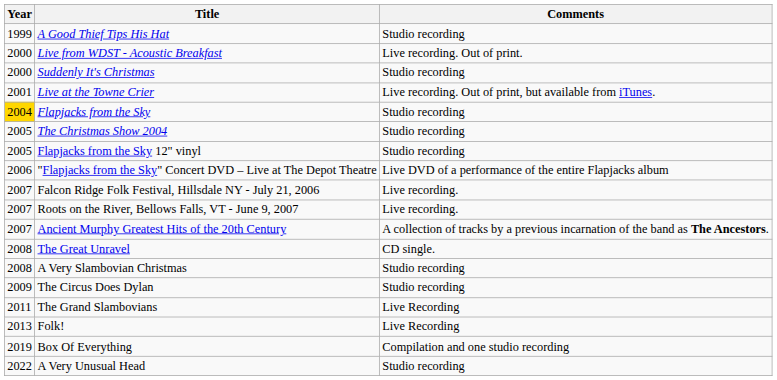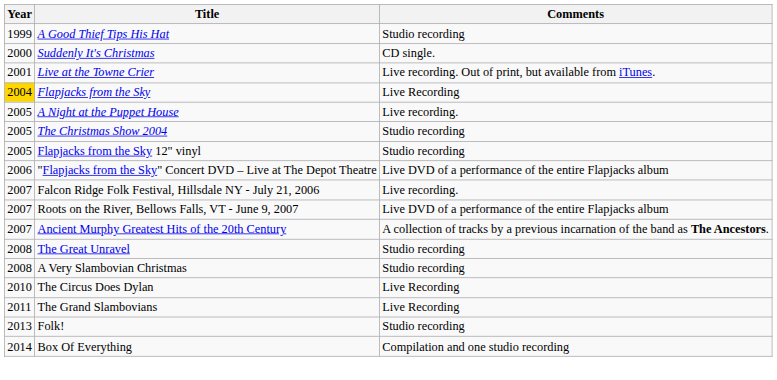- row: (130, 53)
(424, 72) Studio recording -> (409, 53) CD single.
(424, 111) Studio recording -> (421, 92) Live Recording
+ row: (108, 111)
(420, 209) Live recording. -> (525, 209) Live DVD of a performance of the entire Flapjacks album
(409, 248) CD single. -> (424, 248) Studio recording
(20, 287) 2009 -> (20, 287) 2010
(424, 287) Studio recording -> (421, 287) Live Recording
(421, 326) Live Recording -> (424, 326) Studio recording
(20, 346) 2019 -> (20, 346) 2014
- row: (91, 365)
